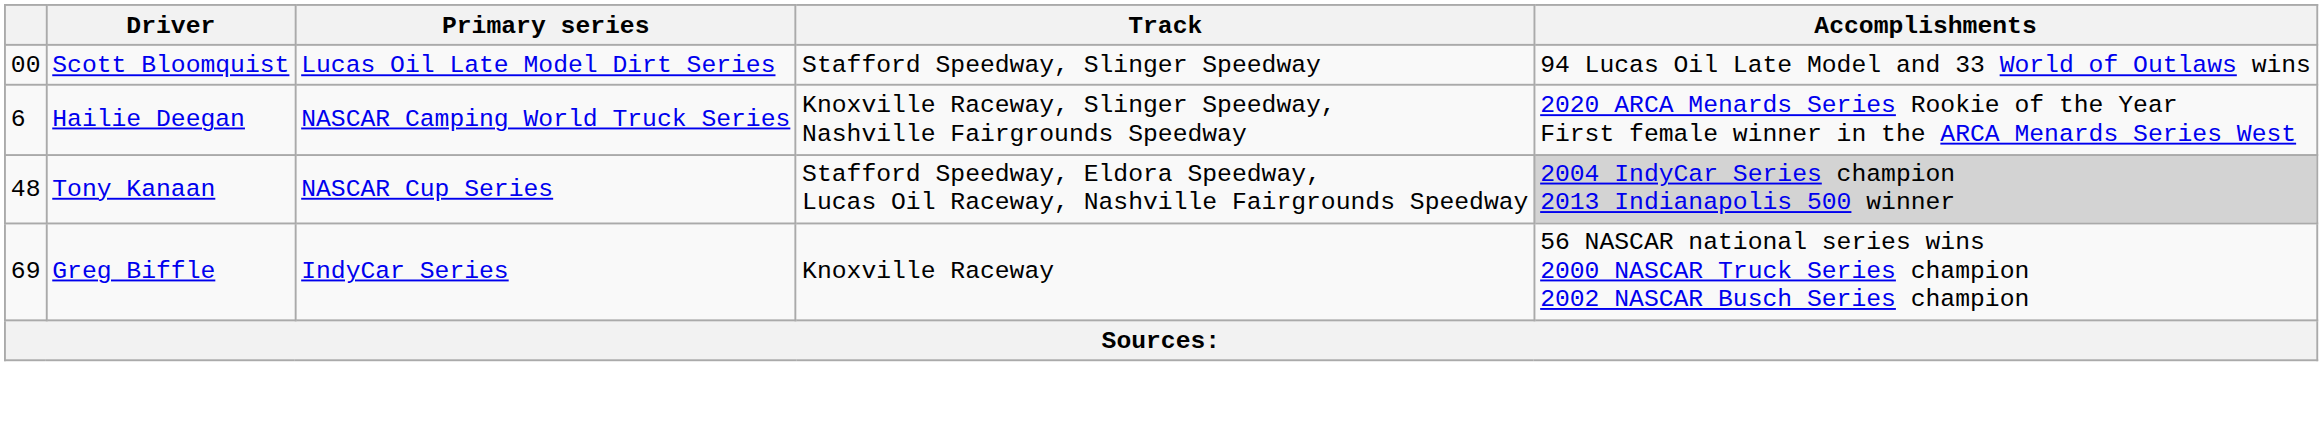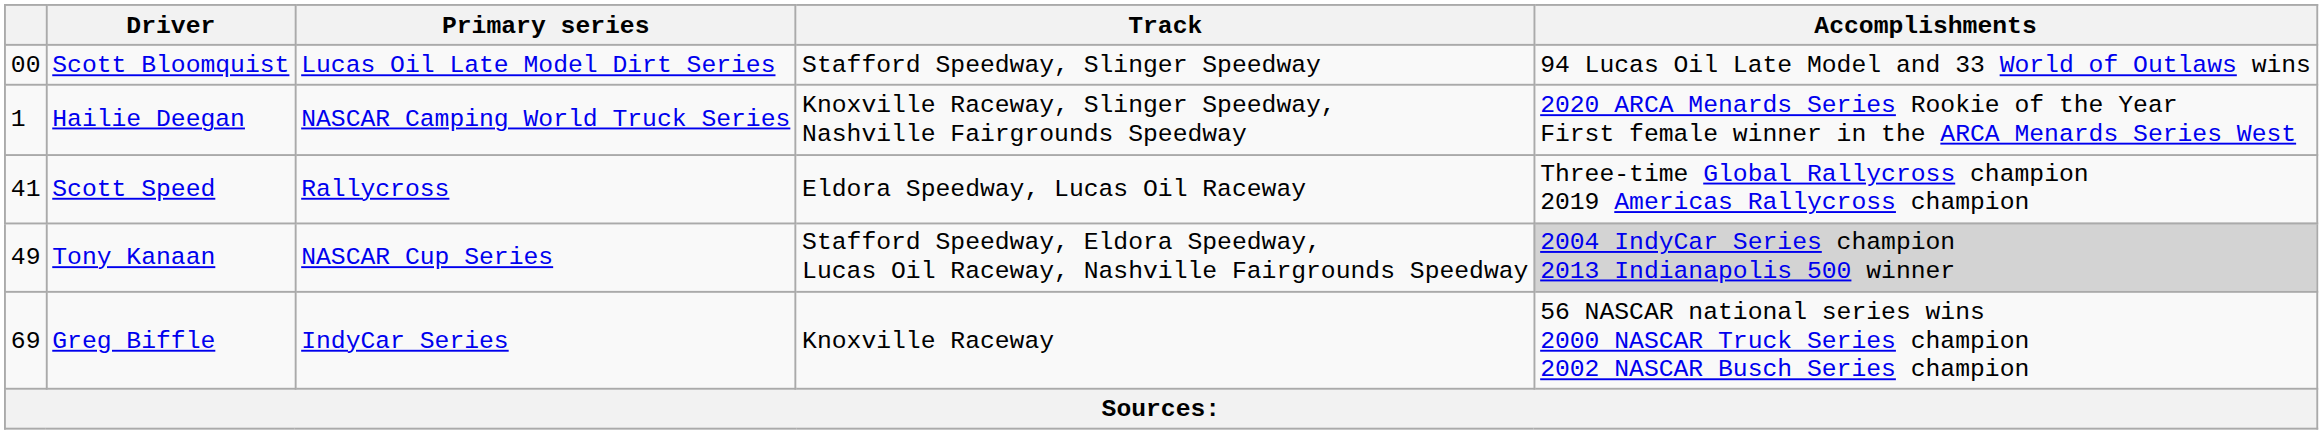(18, 120) 6 -> (18, 120) 1
+ row: (134, 189)
(26, 189) 48 -> (26, 257) 49
